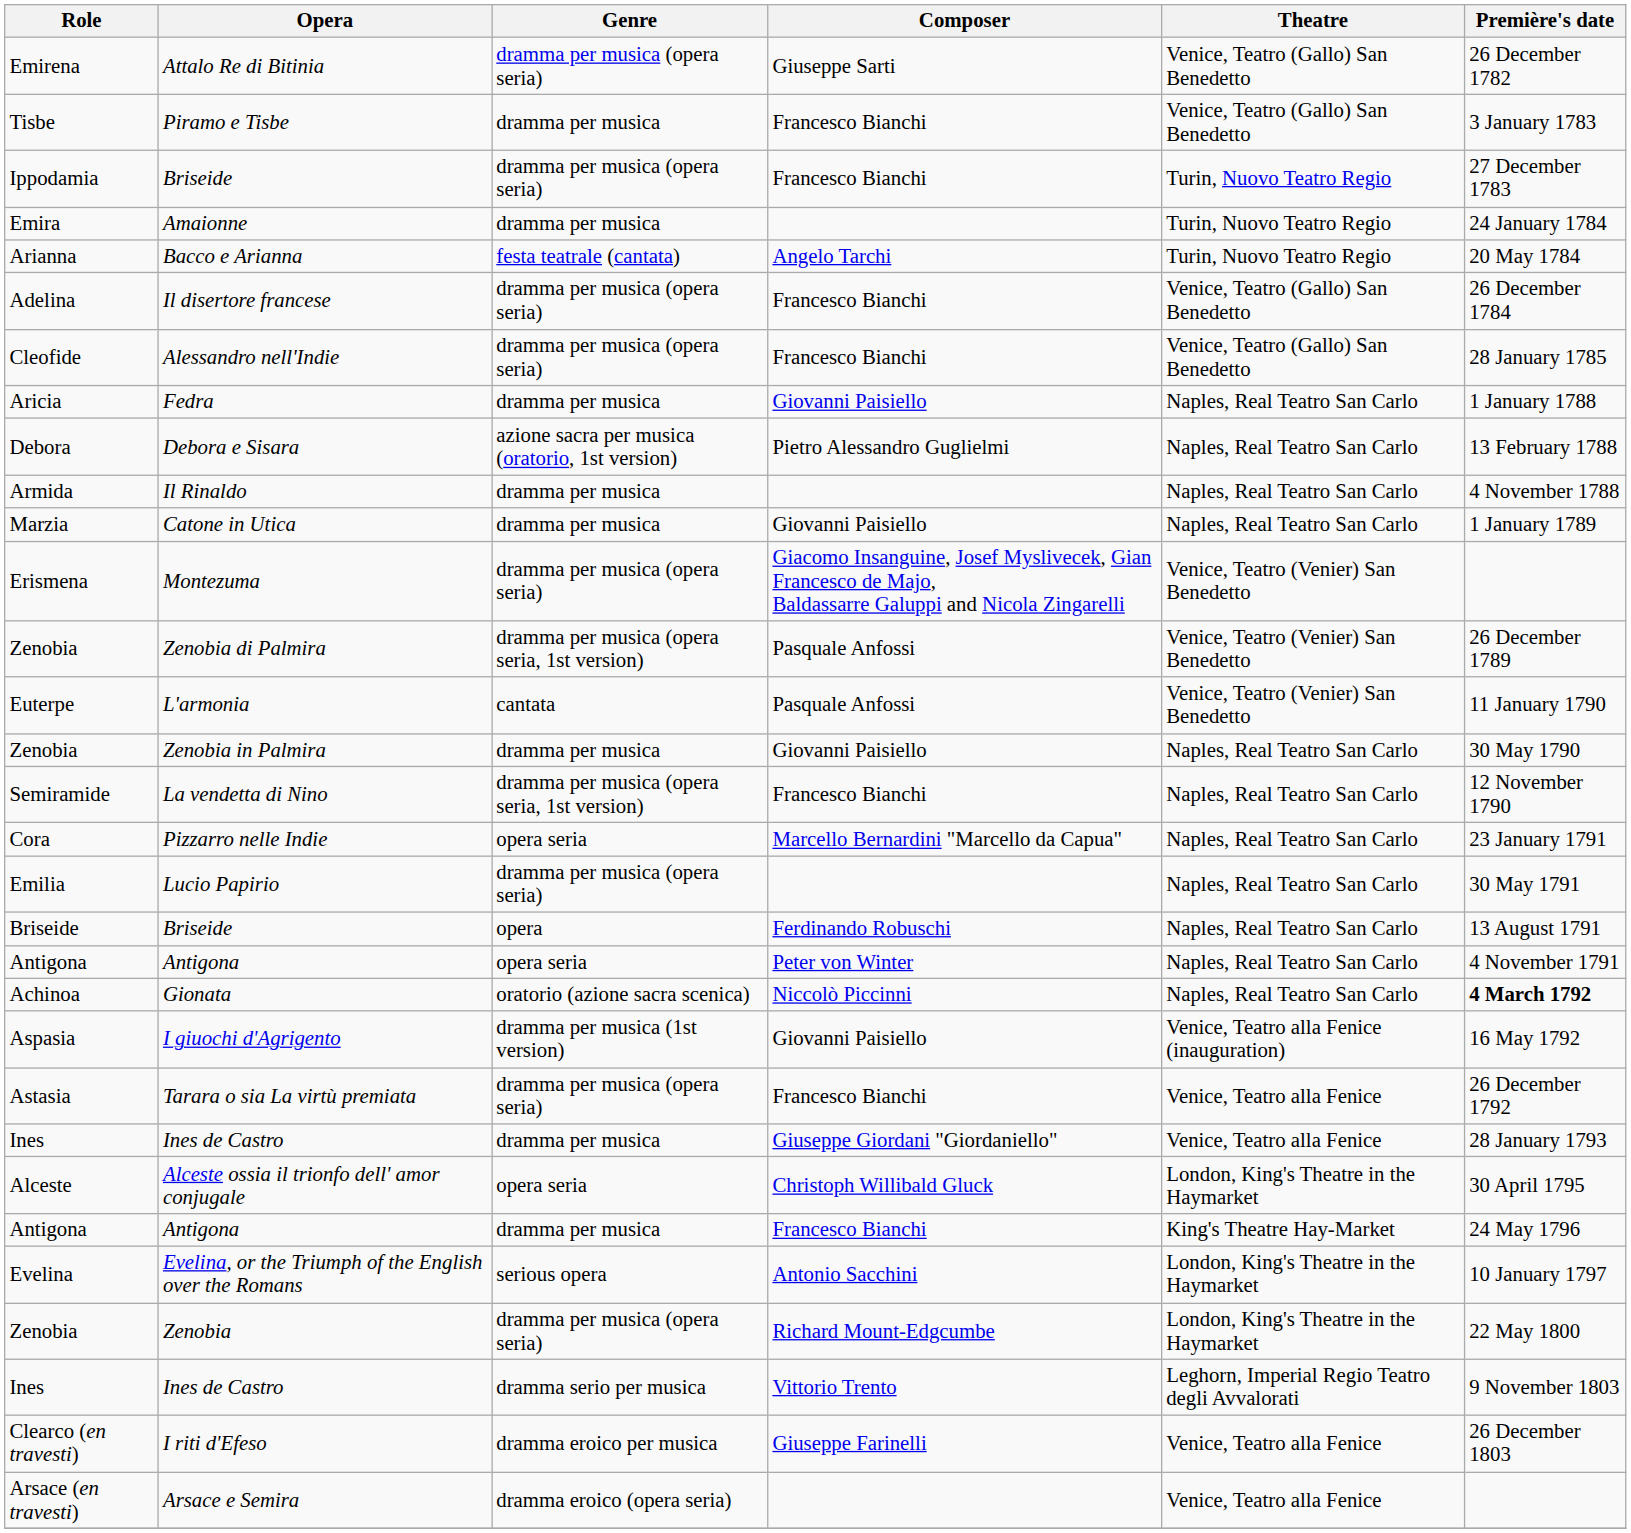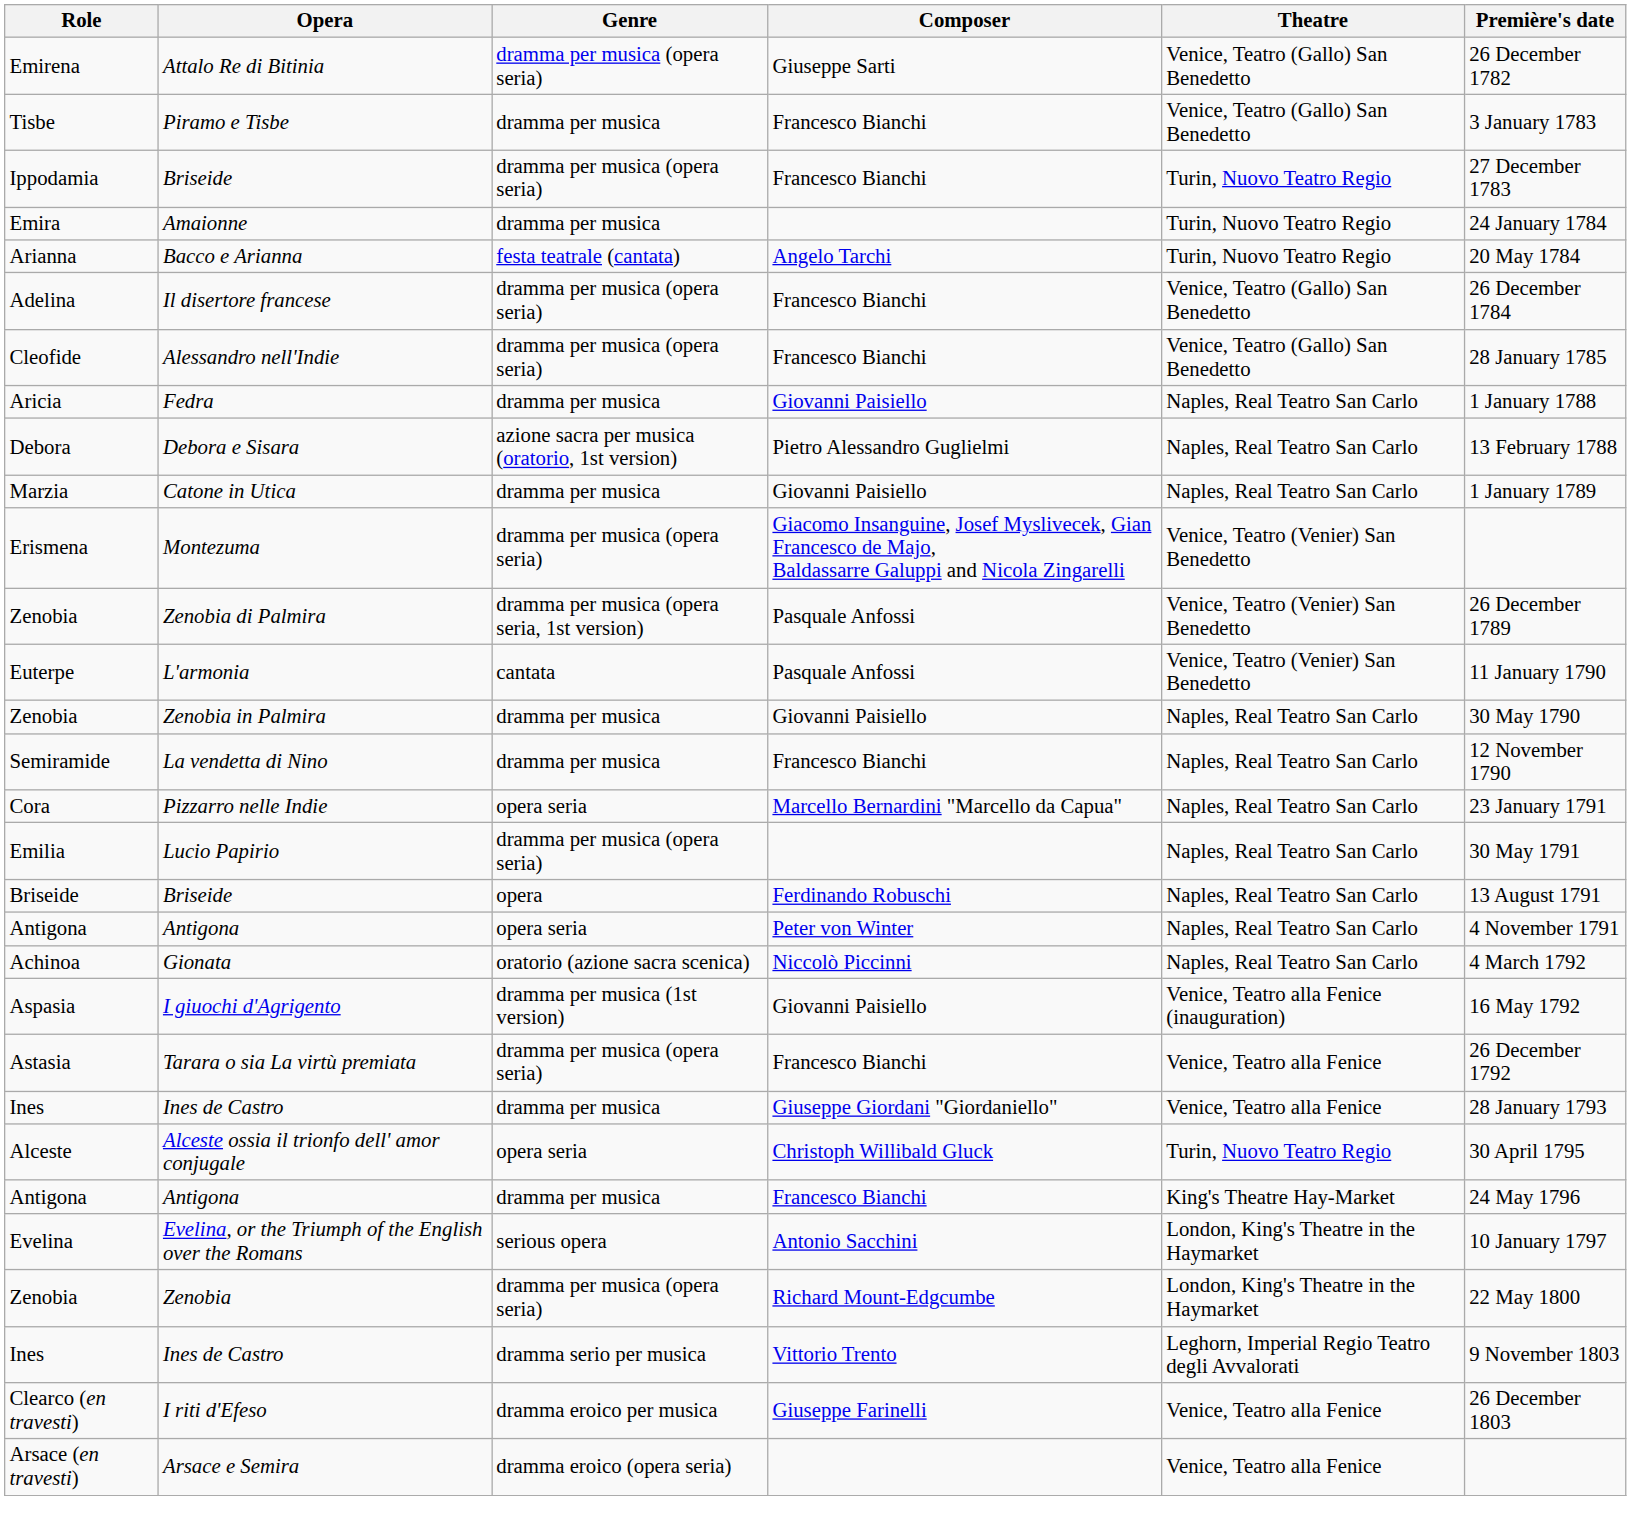- row: (205, 491)
(607, 794) dramma per musica (opera seria, 1st version) -> (578, 761) dramma per musica
(1530, 994) bold -> (1528, 961) normal
(1291, 1184) London, King's Theatre in the Haymarket -> (1279, 1151) Turin, Nuovo Teatro Regio
